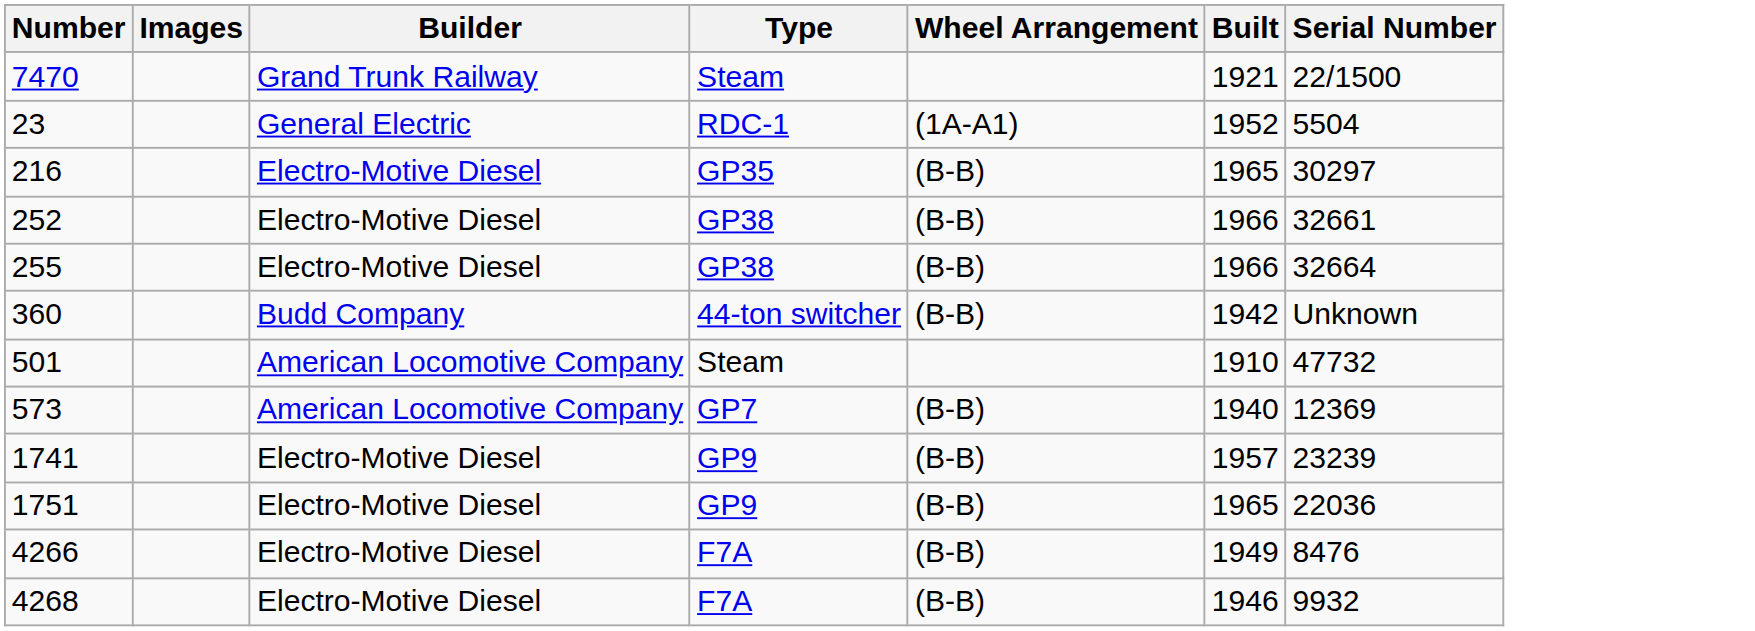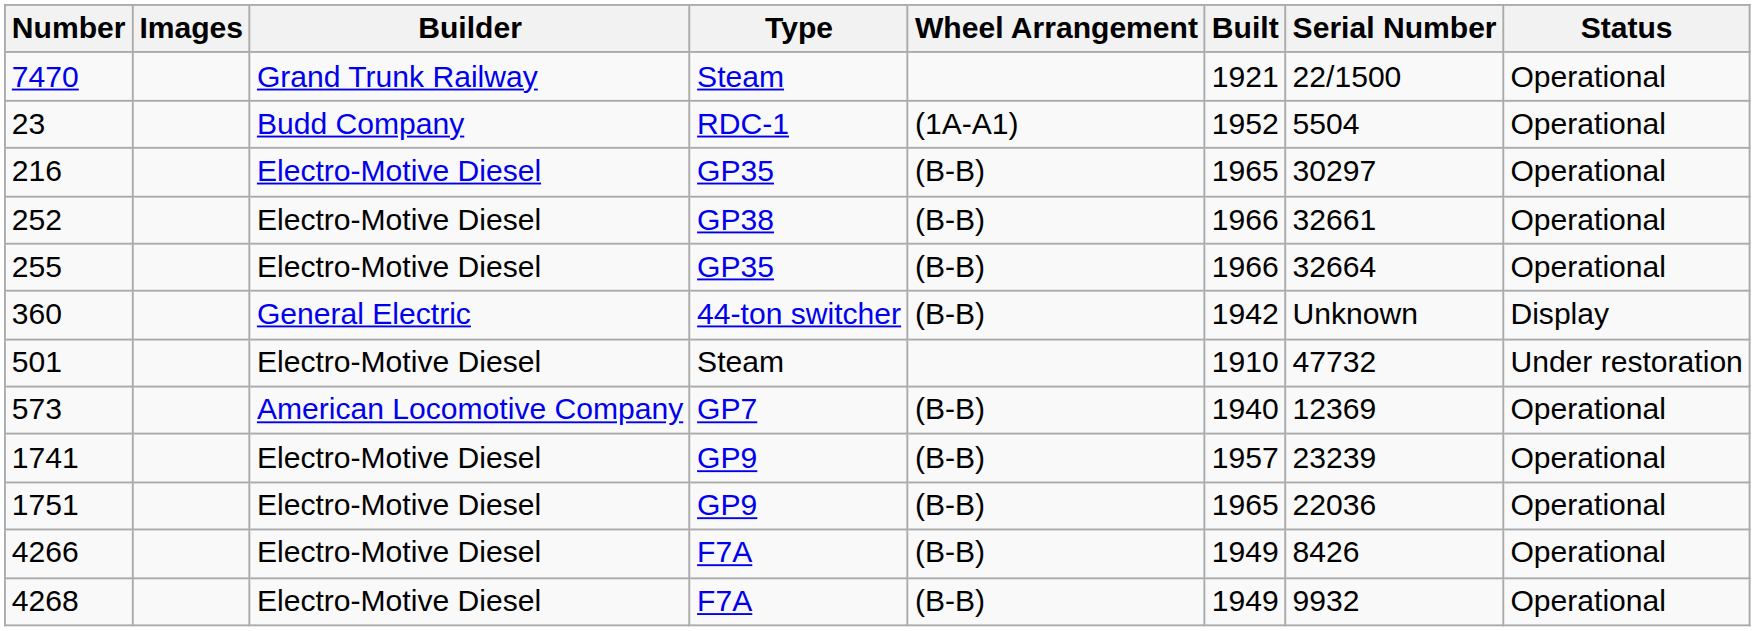+ column: (1627, 28)
(364, 123) General Electric -> (361, 123) Budd Company
(736, 266) GP38 -> (736, 266) GP35
(361, 314) Budd Company -> (364, 314) General Electric
(470, 362) American Locomotive Company -> (399, 362) Electro-Motive Diesel
(1326, 553) 8476 -> (1326, 553) 8426
(1245, 600) 1946 -> (1245, 600) 1949
